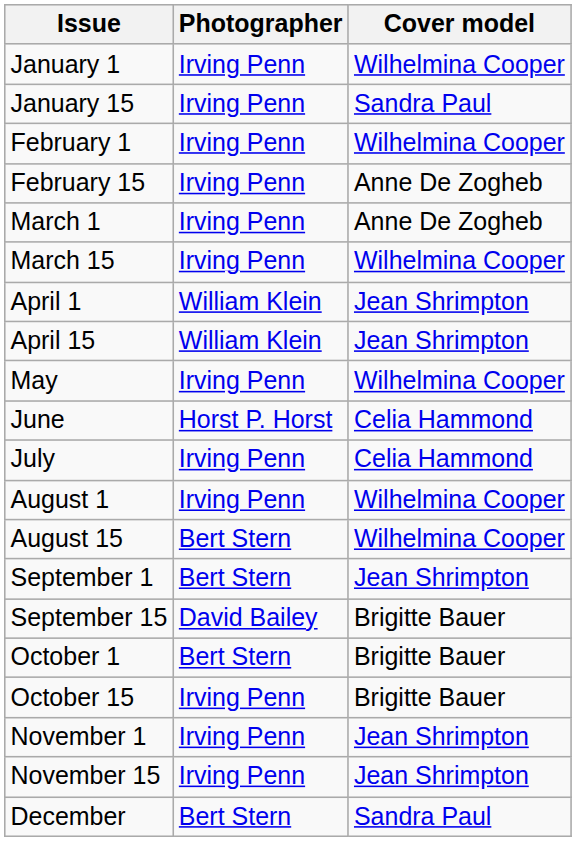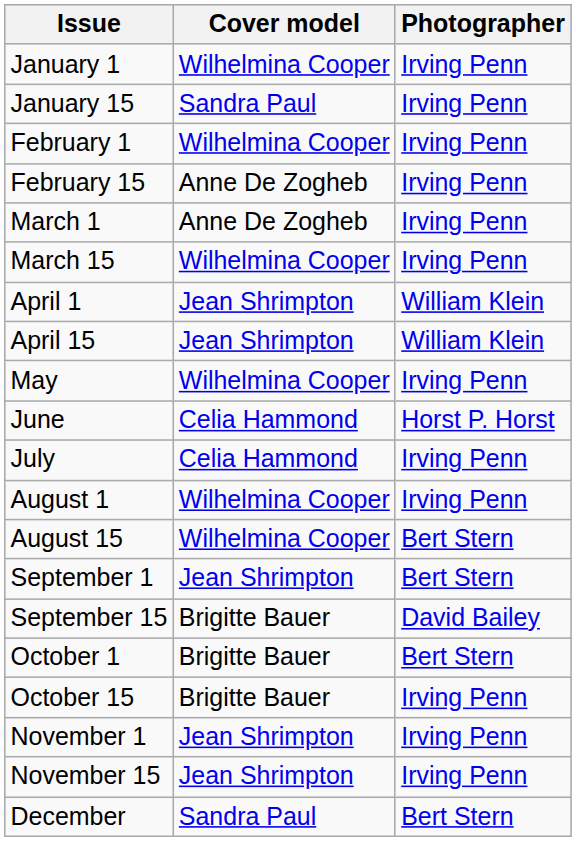columns swapped: (459, 24) <-> (261, 24)
